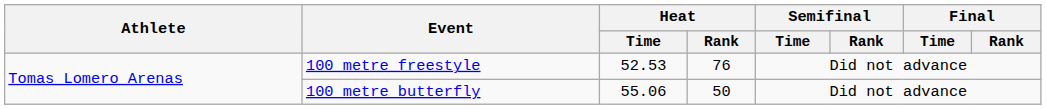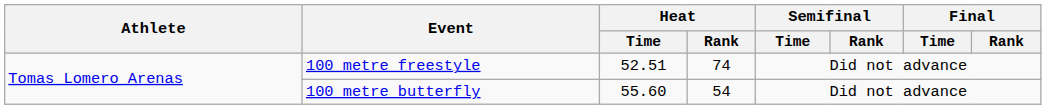(643, 66) 52.53 -> (643, 66) 52.51
(721, 66) 76 -> (721, 66) 74
(643, 92) 55.06 -> (643, 92) 55.60
(721, 92) 50 -> (721, 92) 54
